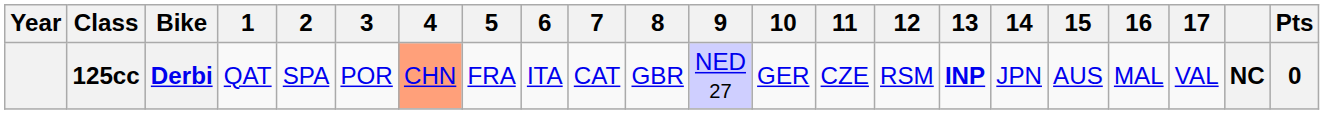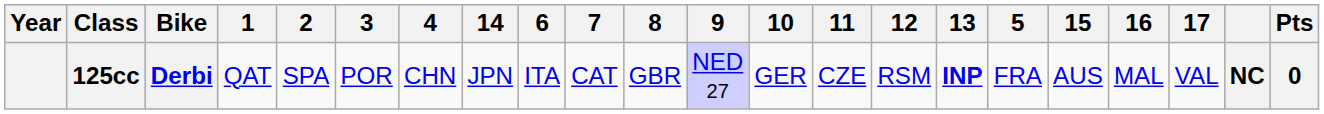columns swapped: (492, 23) <-> (1019, 23)
(430, 75) lightsalmon background -> (430, 75) no background
